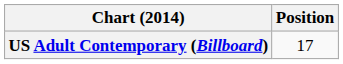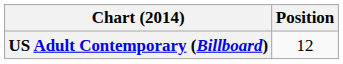(305, 44) 17 -> (305, 44) 12
